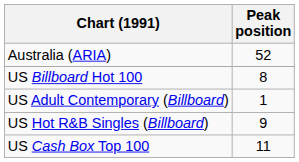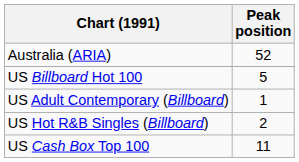(263, 77) 8 -> (263, 77) 5
(263, 123) 9 -> (263, 123) 2
